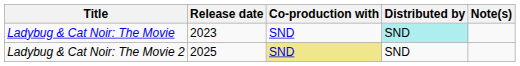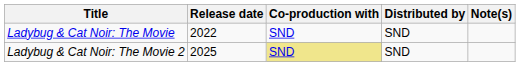(203, 33) 2023 -> (203, 33) 2022
(397, 33) paleturquoise background -> (397, 33) no background
